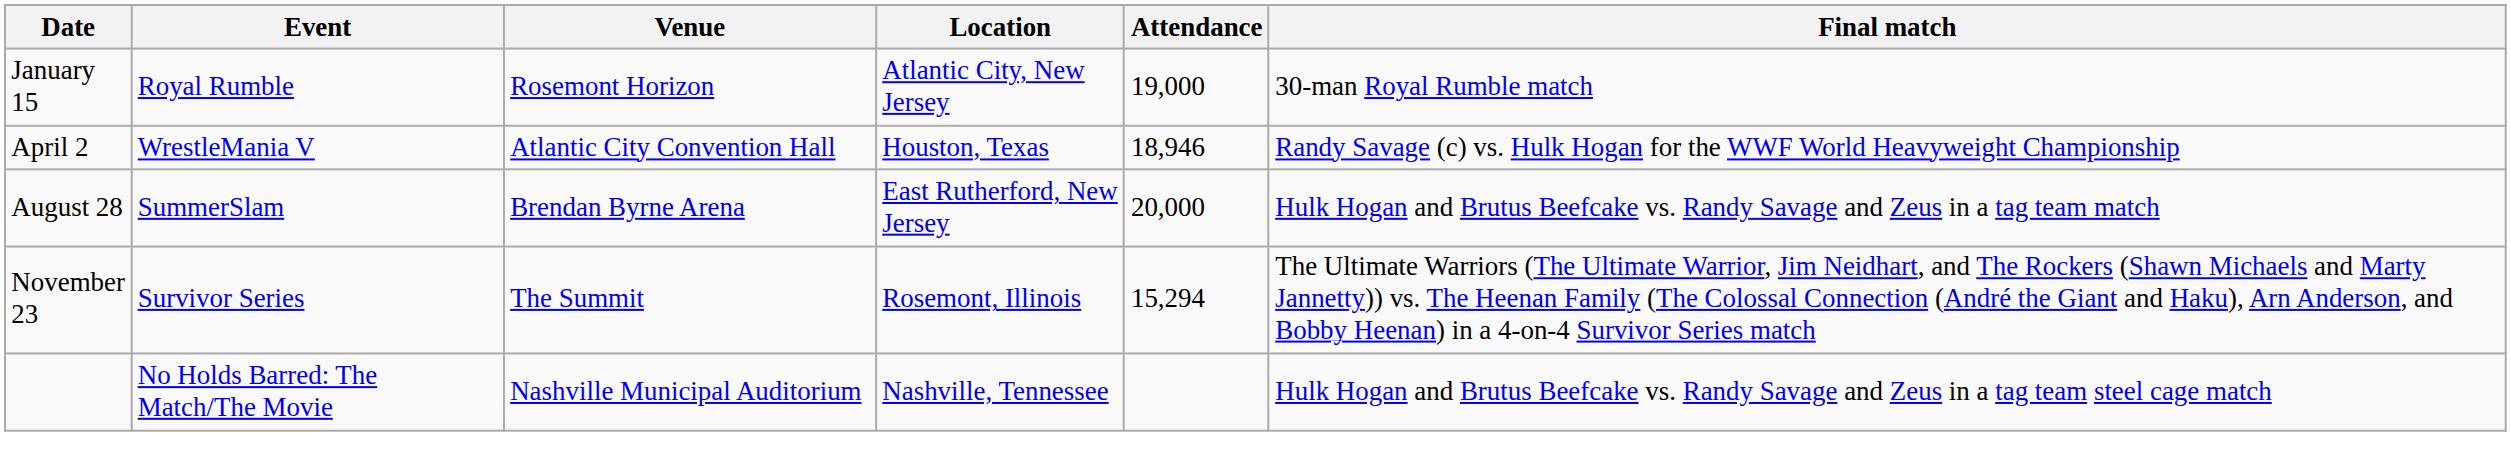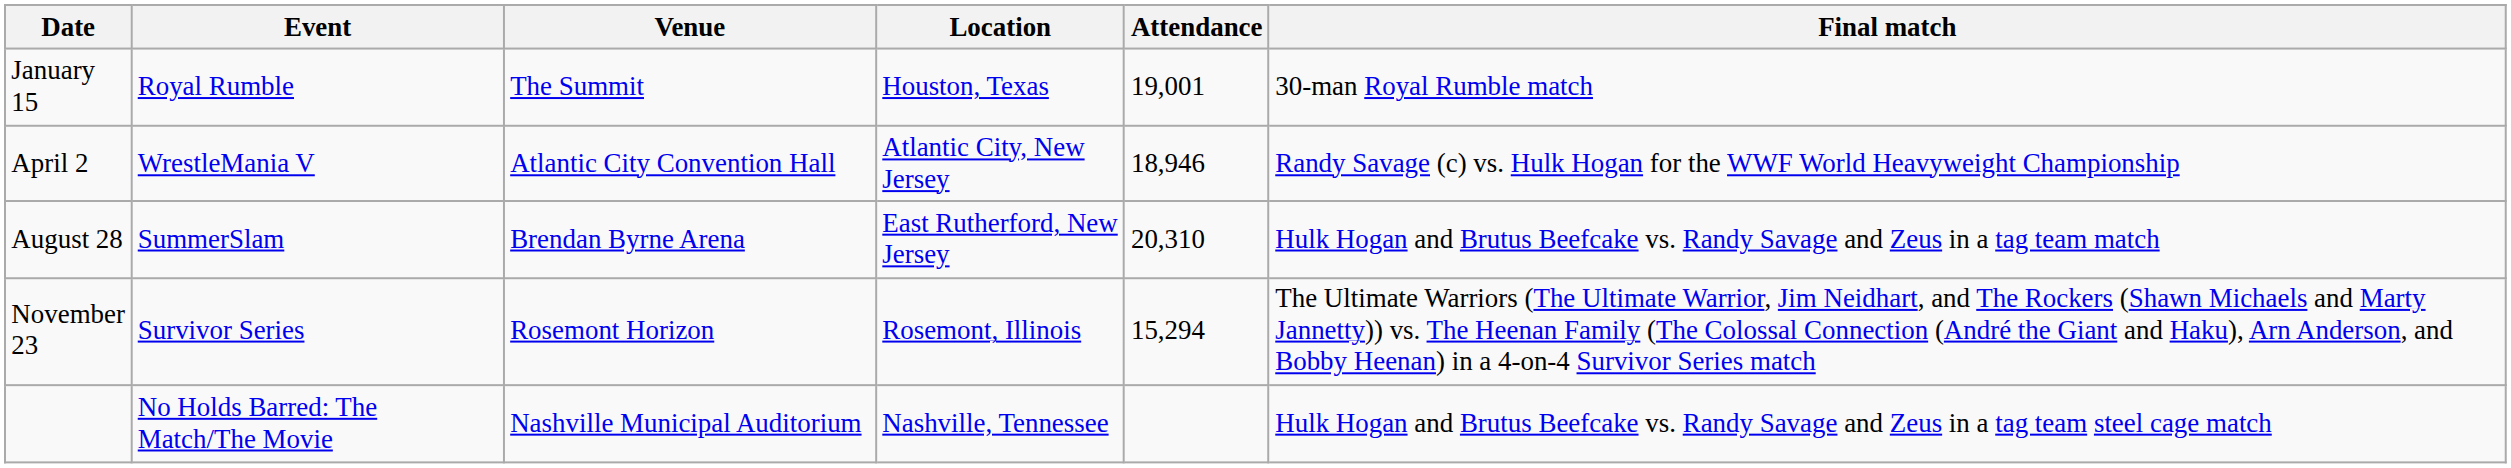(612, 86) Rosemont Horizon -> (577, 86) The Summit
(983, 86) Atlantic City, New Jersey -> (966, 86) Houston, Texas
(1168, 86) 19,000 -> (1168, 86) 19,001
(966, 146) Houston, Texas -> (983, 162) Atlantic City, New Jersey
(1168, 207) 20,000 -> (1168, 238) 20,310
(577, 299) The Summit -> (612, 330) Rosemont Horizon
